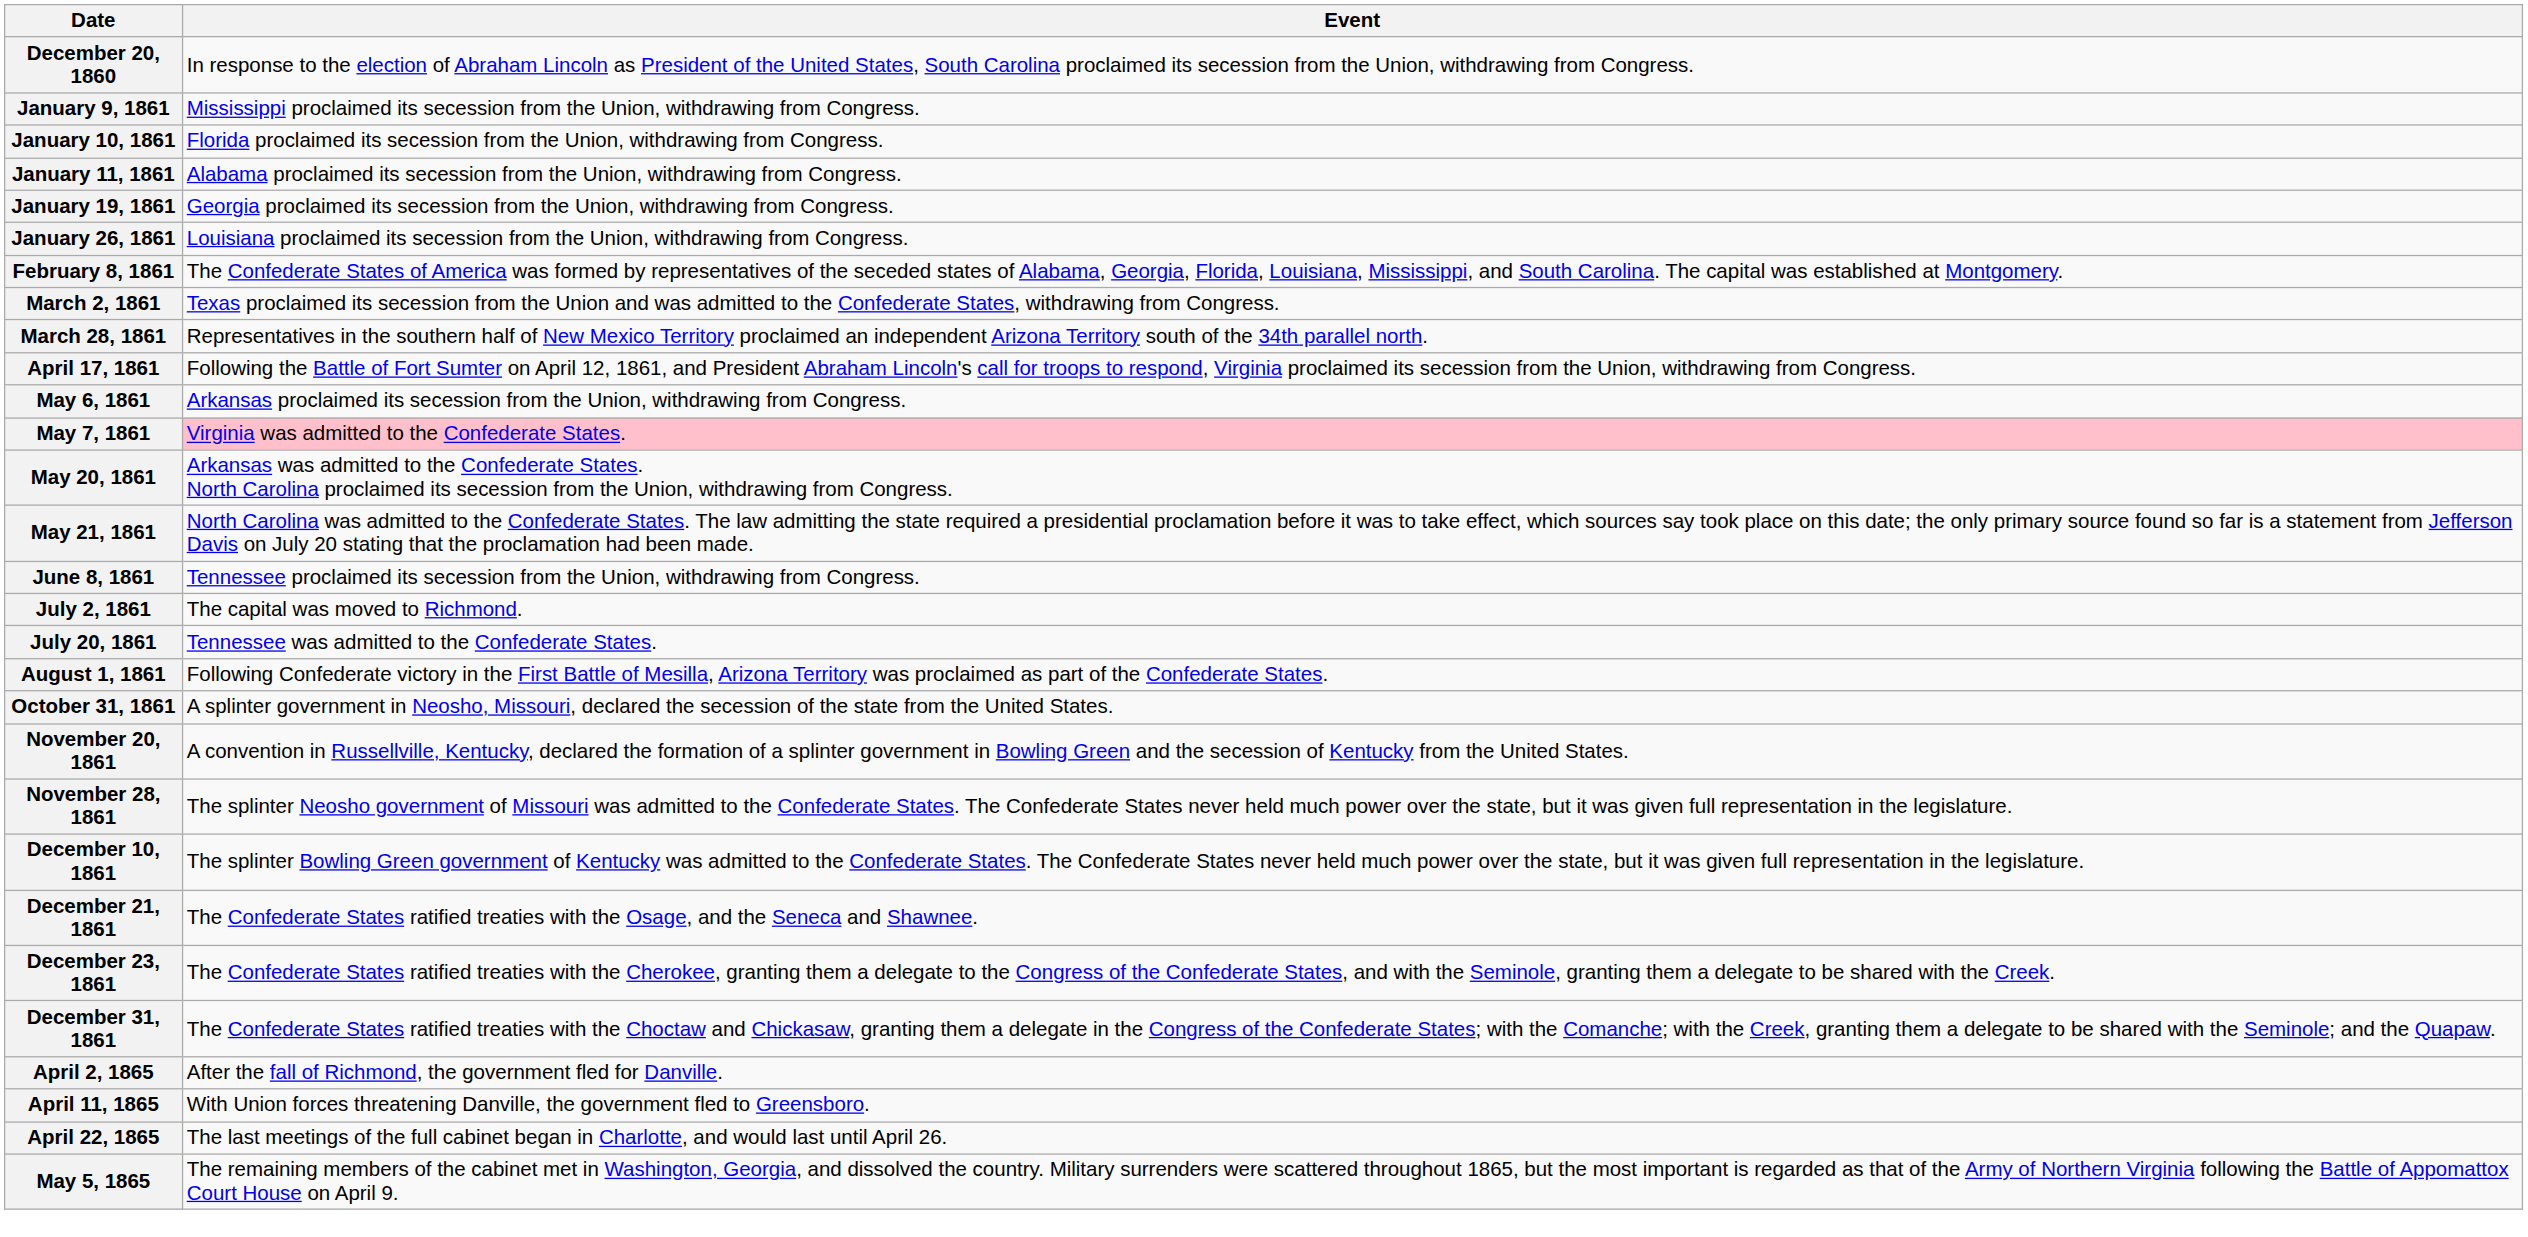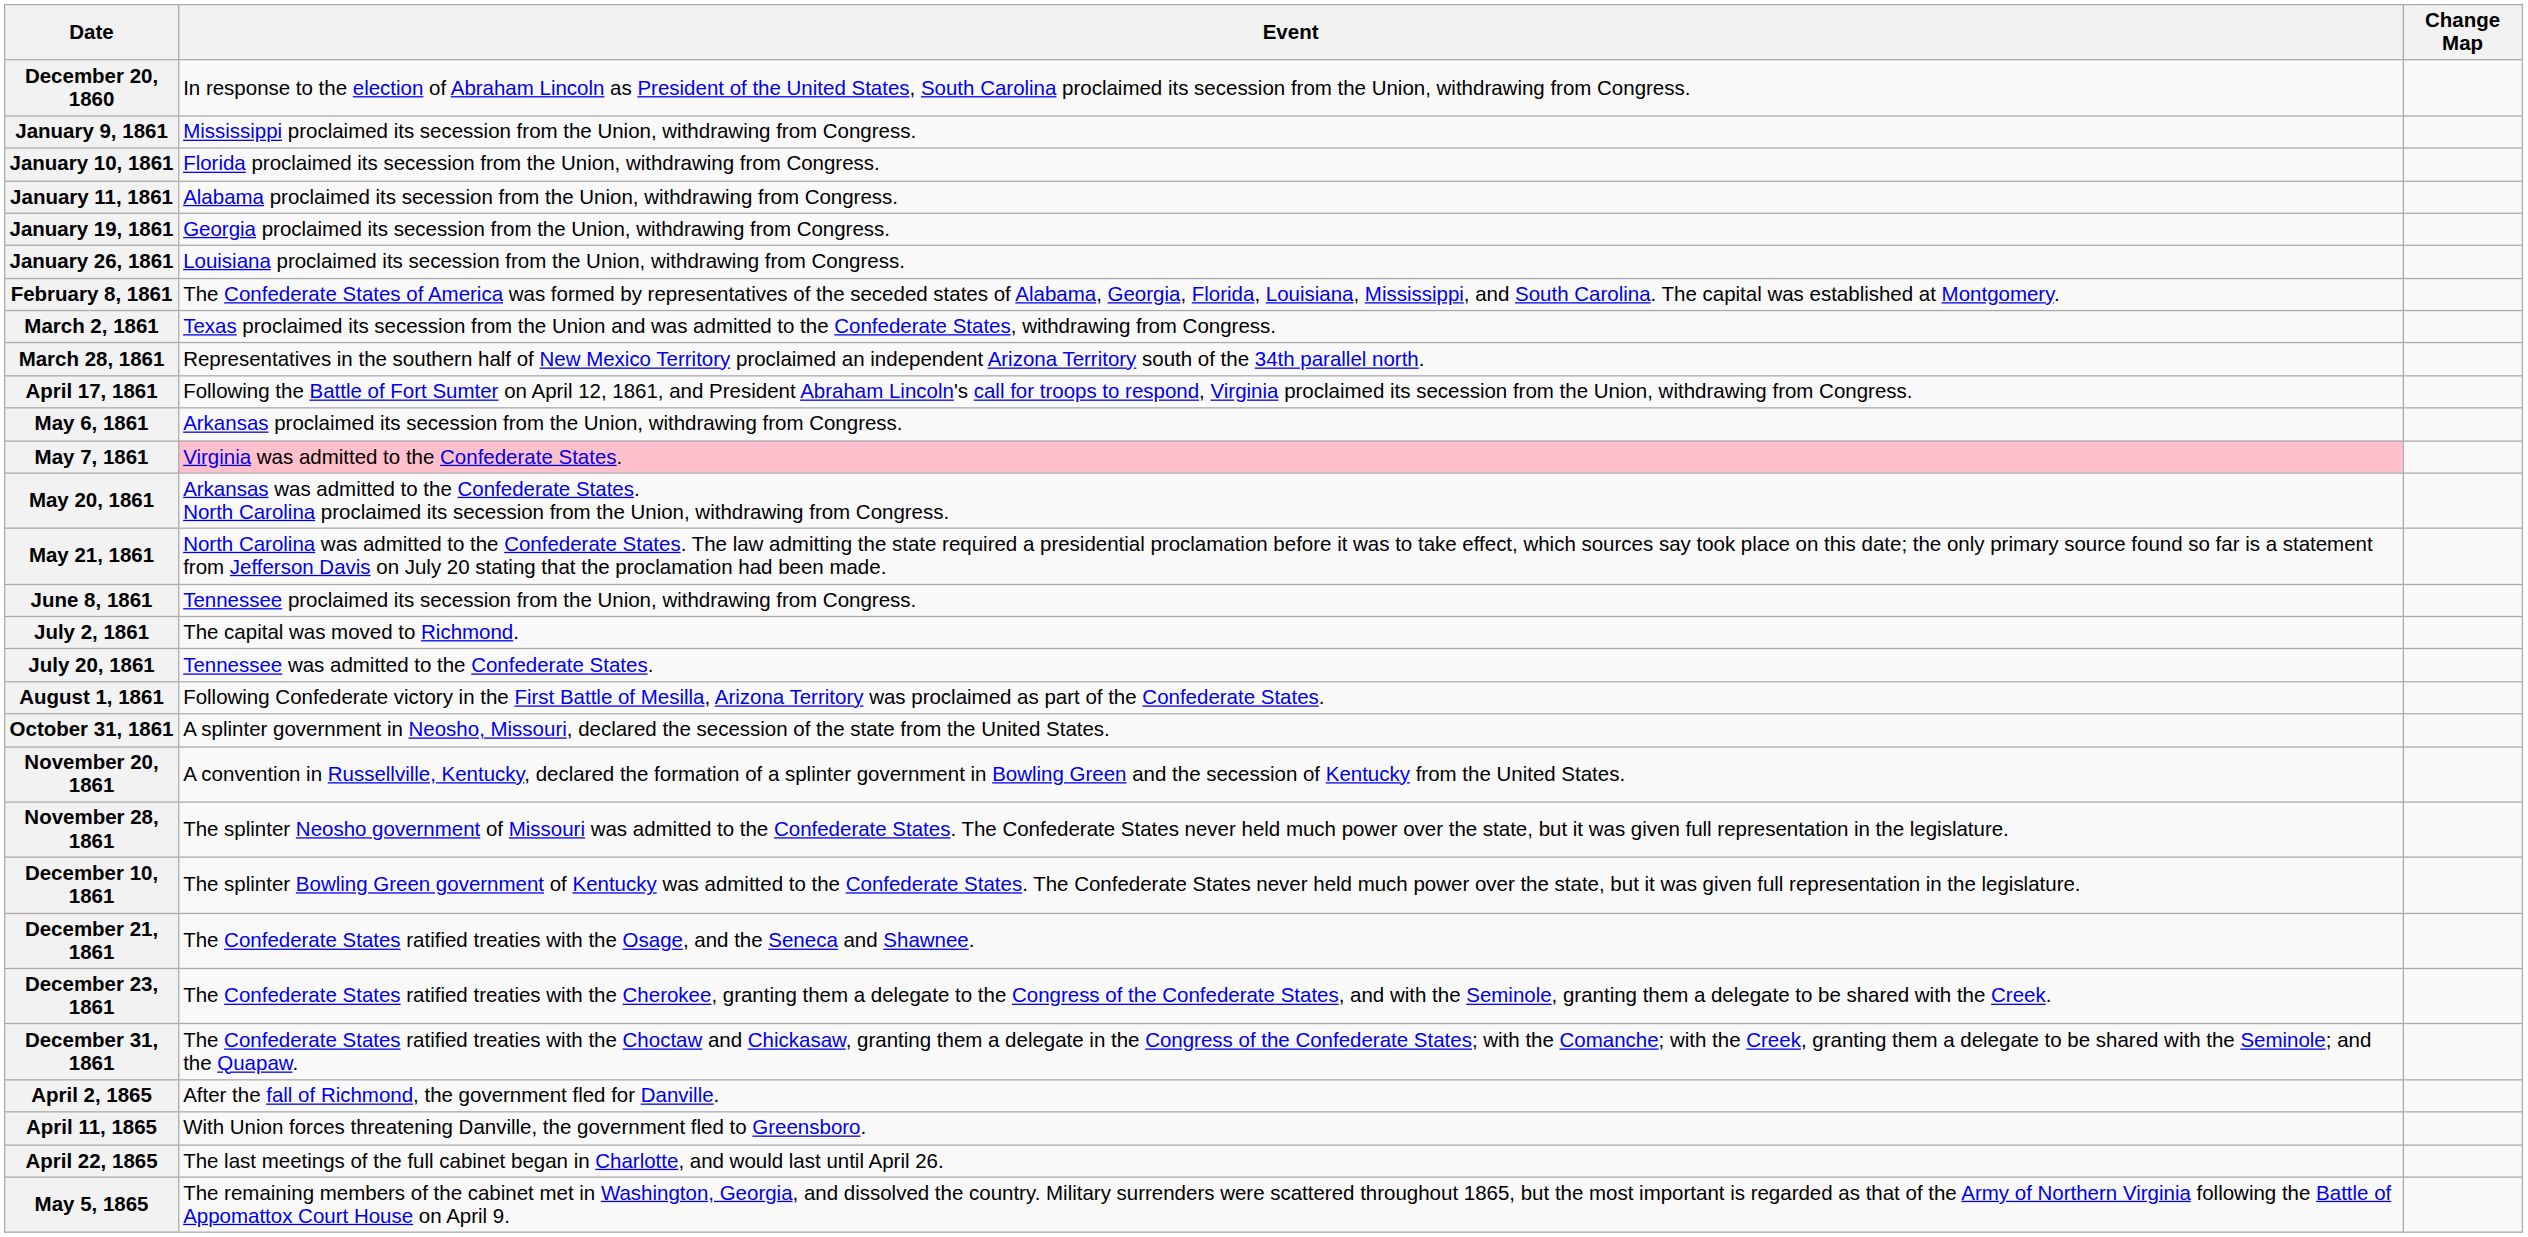+ column: (2463, 32)
